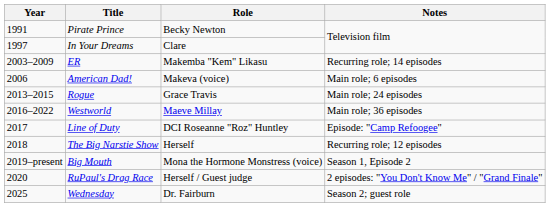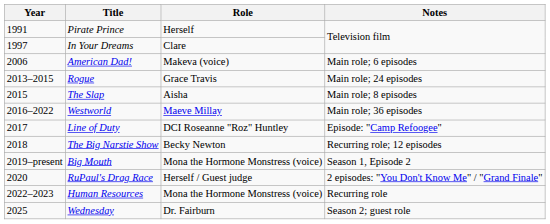(194, 29) Becky Newton -> (179, 29) Herself
- row: (74, 62)
+ row: (86, 95)
(179, 144) Herself -> (194, 144) Becky Newton
+ row: (105, 194)
